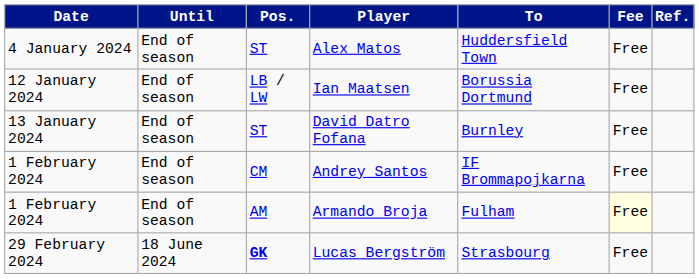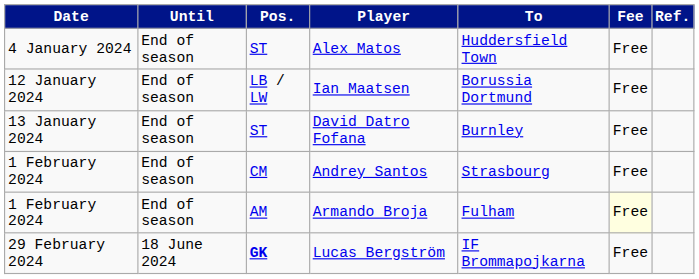(523, 172) IF Brommapojkarna -> (506, 172) Strasbourg
(506, 253) Strasbourg -> (523, 253) IF Brommapojkarna
